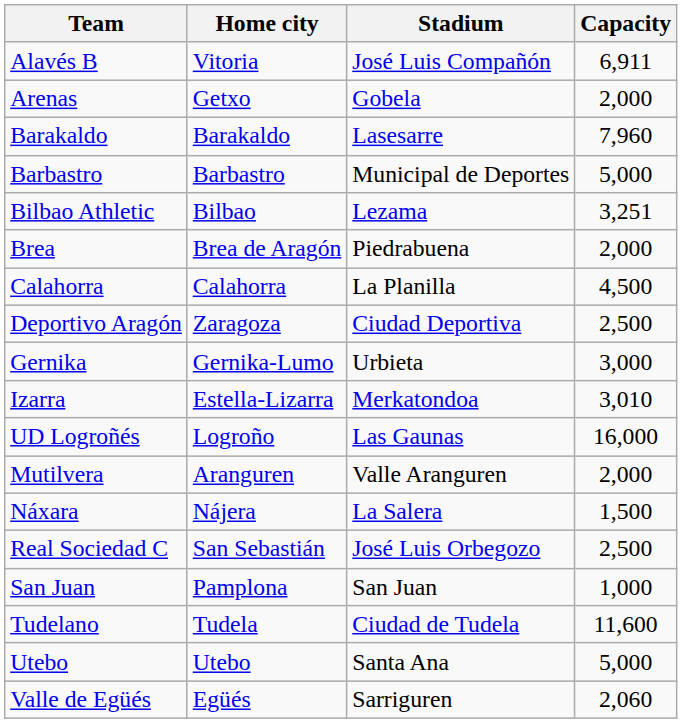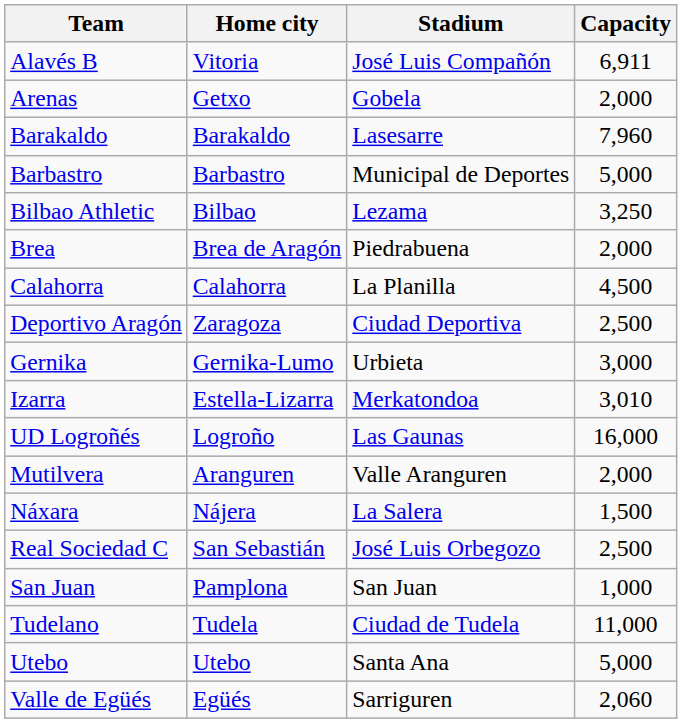(626, 211) 3,251 -> (626, 211) 3,250
(626, 624) 11,600 -> (626, 624) 11,000
